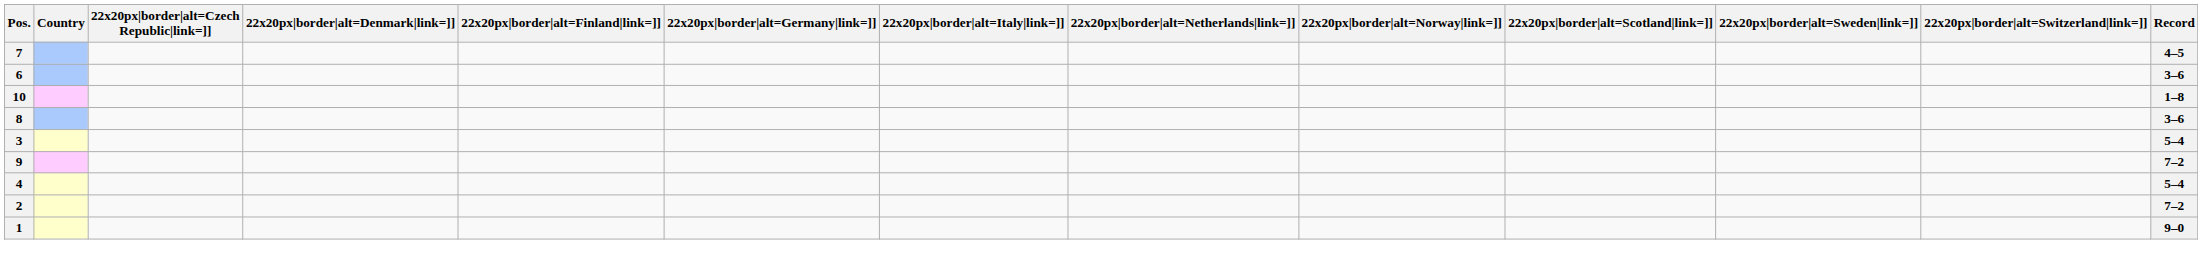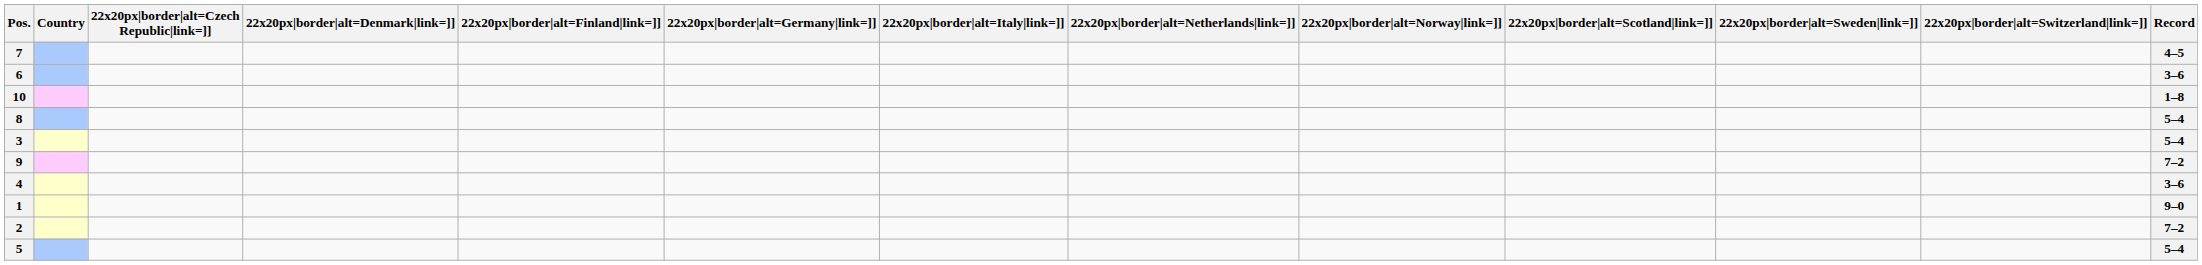(2174, 118) 3–6 -> (2174, 118) 5–4
(2174, 184) 5–4 -> (2174, 184) 3–6
rows swapped: (19, 228) <-> (19, 206)
+ row: (19, 249)
